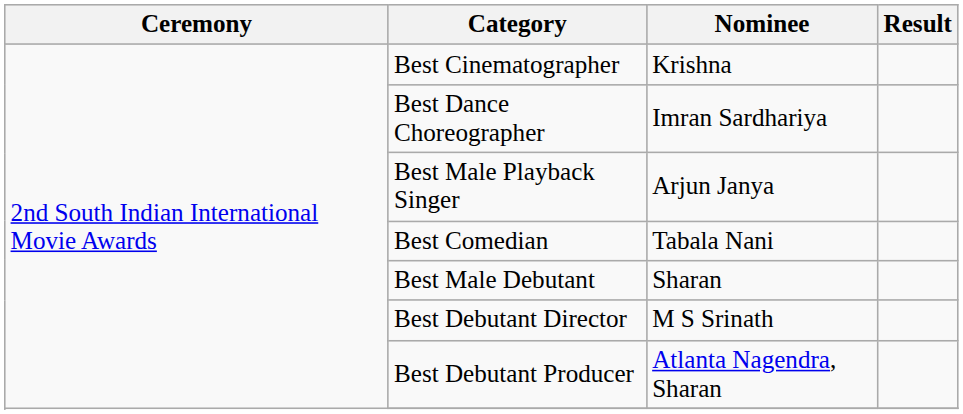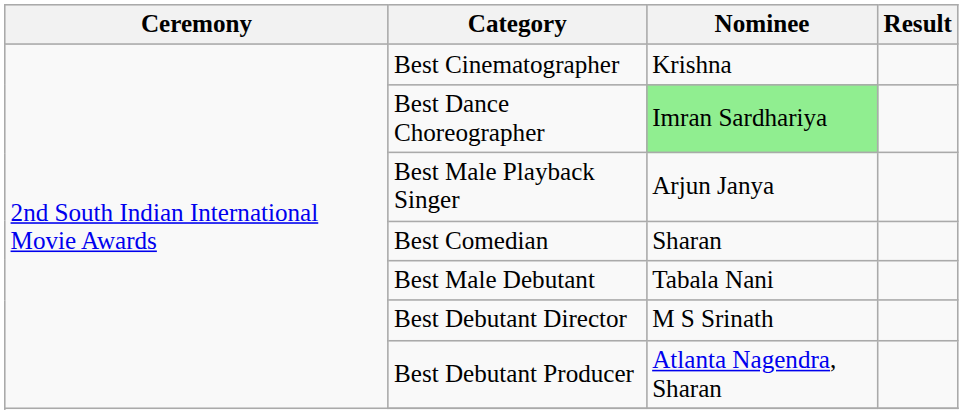(740, 118) no background -> (740, 118) lightgreen background
(713, 240) Tabala Nani -> (687, 240) Sharan
(687, 280) Sharan -> (713, 280) Tabala Nani
